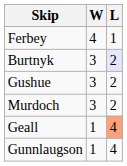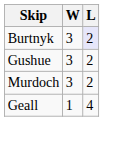- row: (27, 37)
(113, 127) lightsalmon background -> (90, 104) no background
- row: (45, 149)
